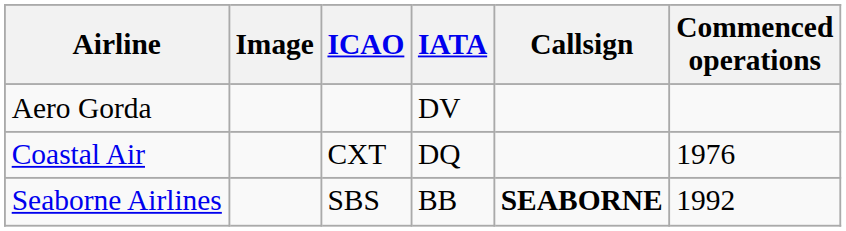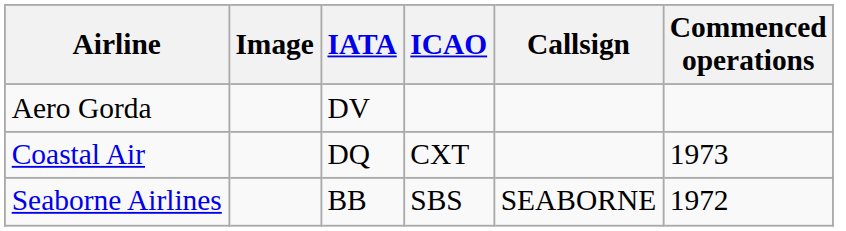columns swapped: (453, 44) <-> (366, 44)
(706, 154) 1976 -> (699, 154) 1973
(582, 201) bold -> (578, 201) normal
(706, 201) 1992 -> (699, 201) 1972
